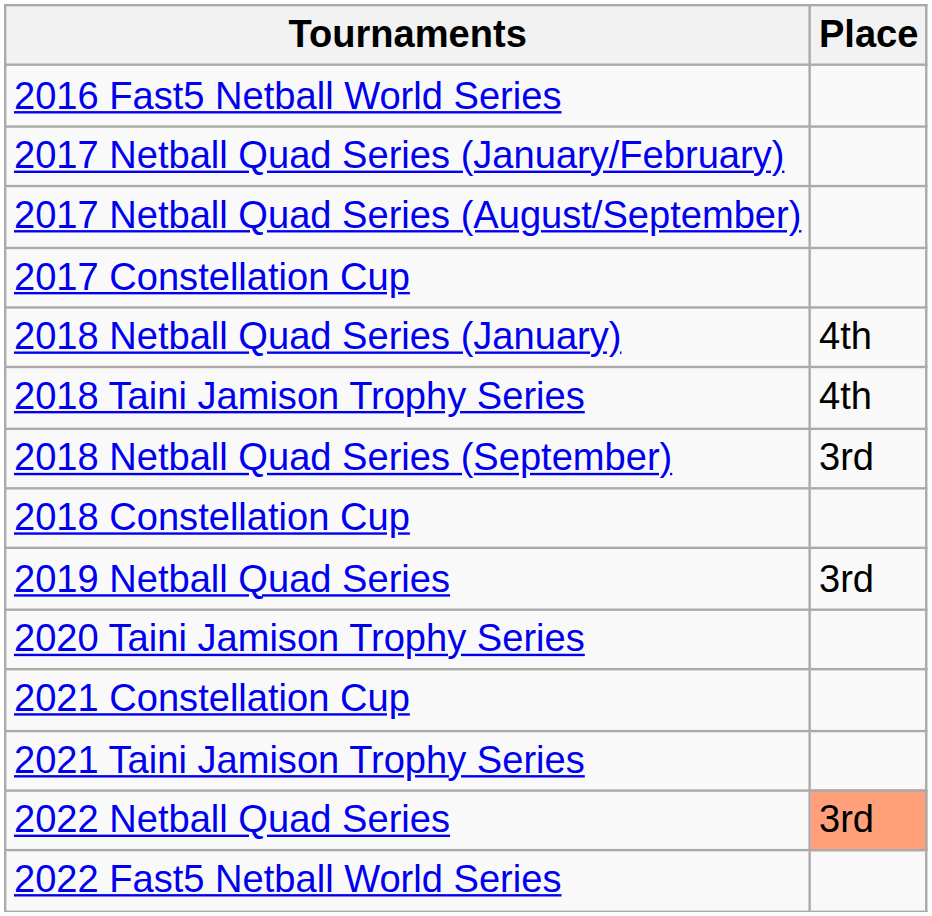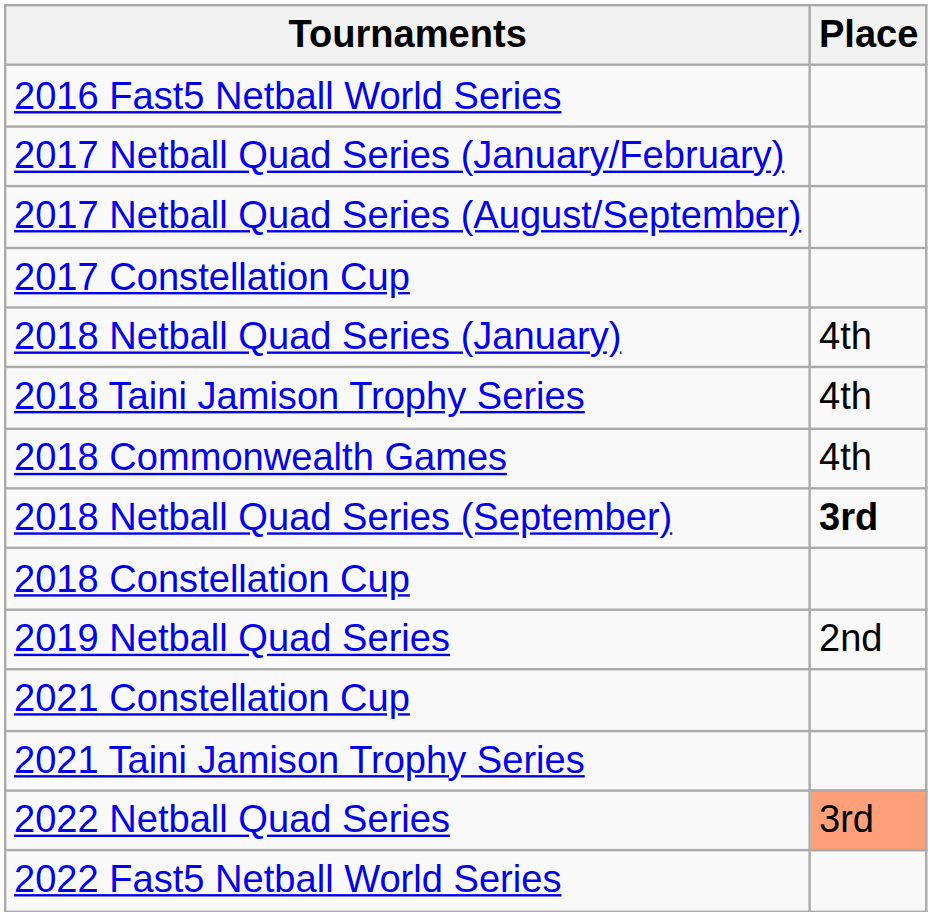+ row: (261, 457)
(846, 457) normal -> (849, 517) bold
(846, 578) 3rd -> (851, 638) 2nd
- row: (299, 638)
